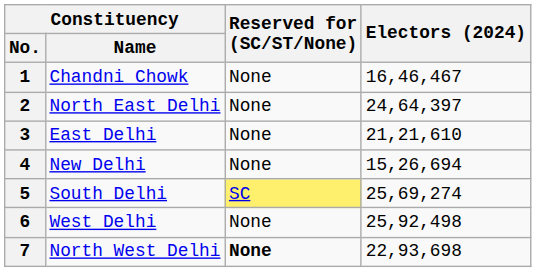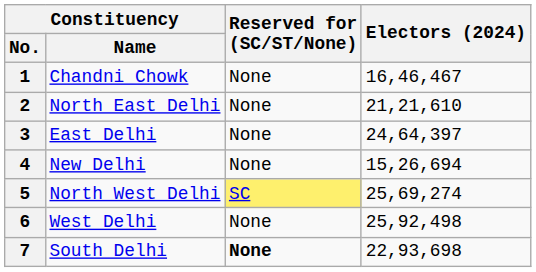(414, 106) 24,64,397 -> (414, 106) 21,21,610
(414, 135) 21,21,610 -> (414, 135) 24,64,397
(108, 193) South Delhi -> (135, 193) North West Delhi
(135, 251) North West Delhi -> (108, 251) South Delhi
